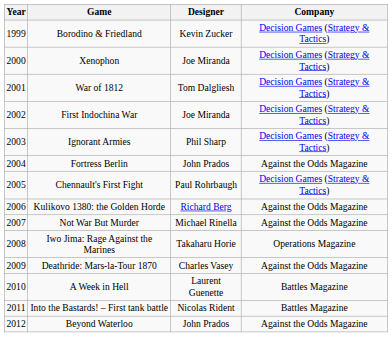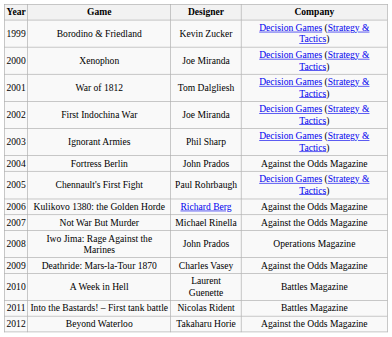(206, 244) Takaharu Horie -> (206, 244) John Prados
(206, 324) John Prados -> (206, 324) Takaharu Horie
